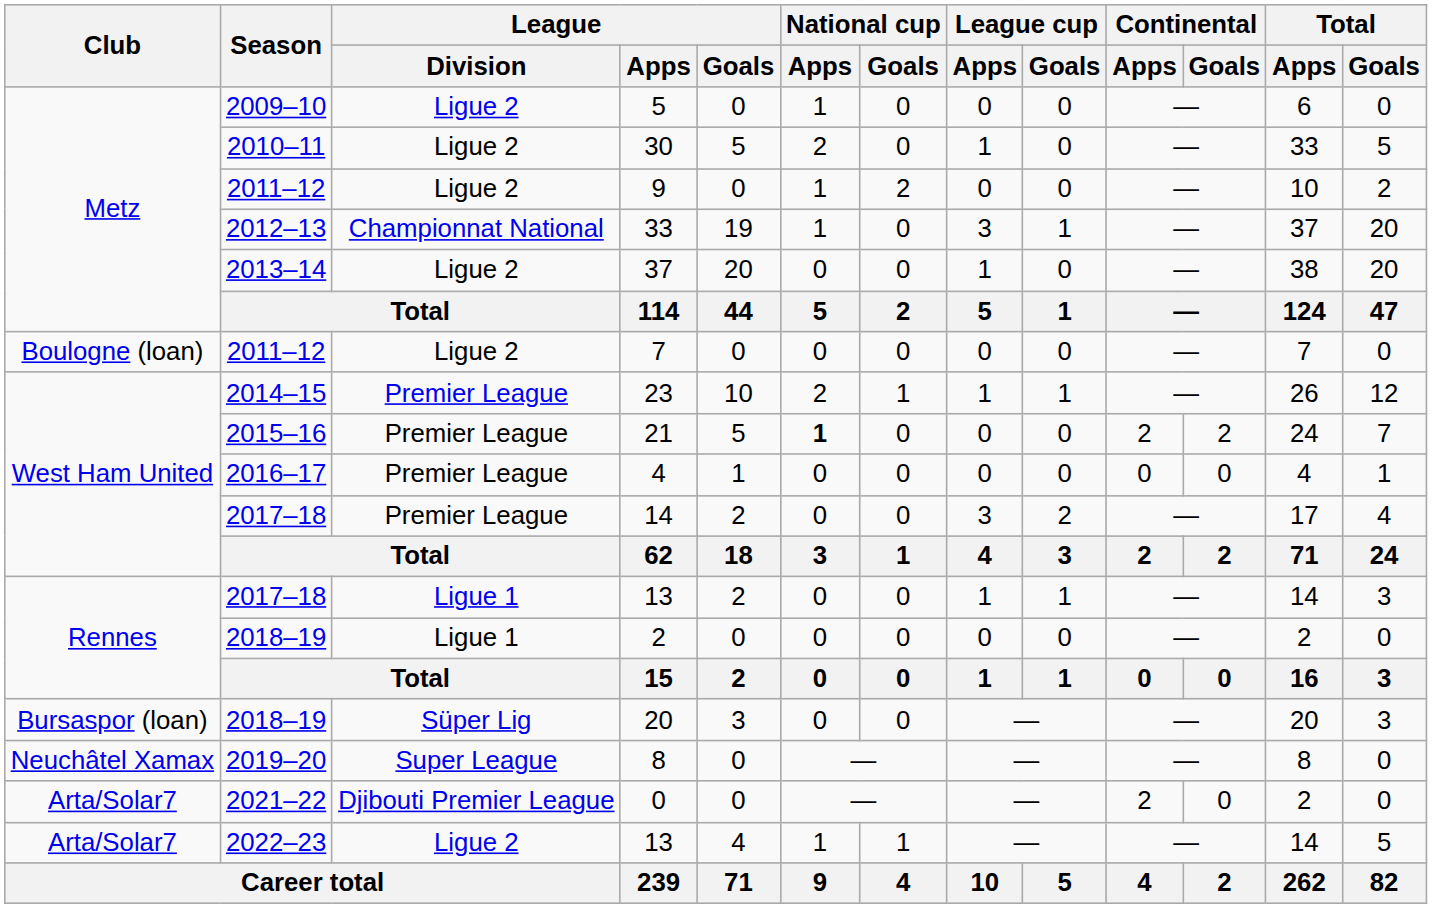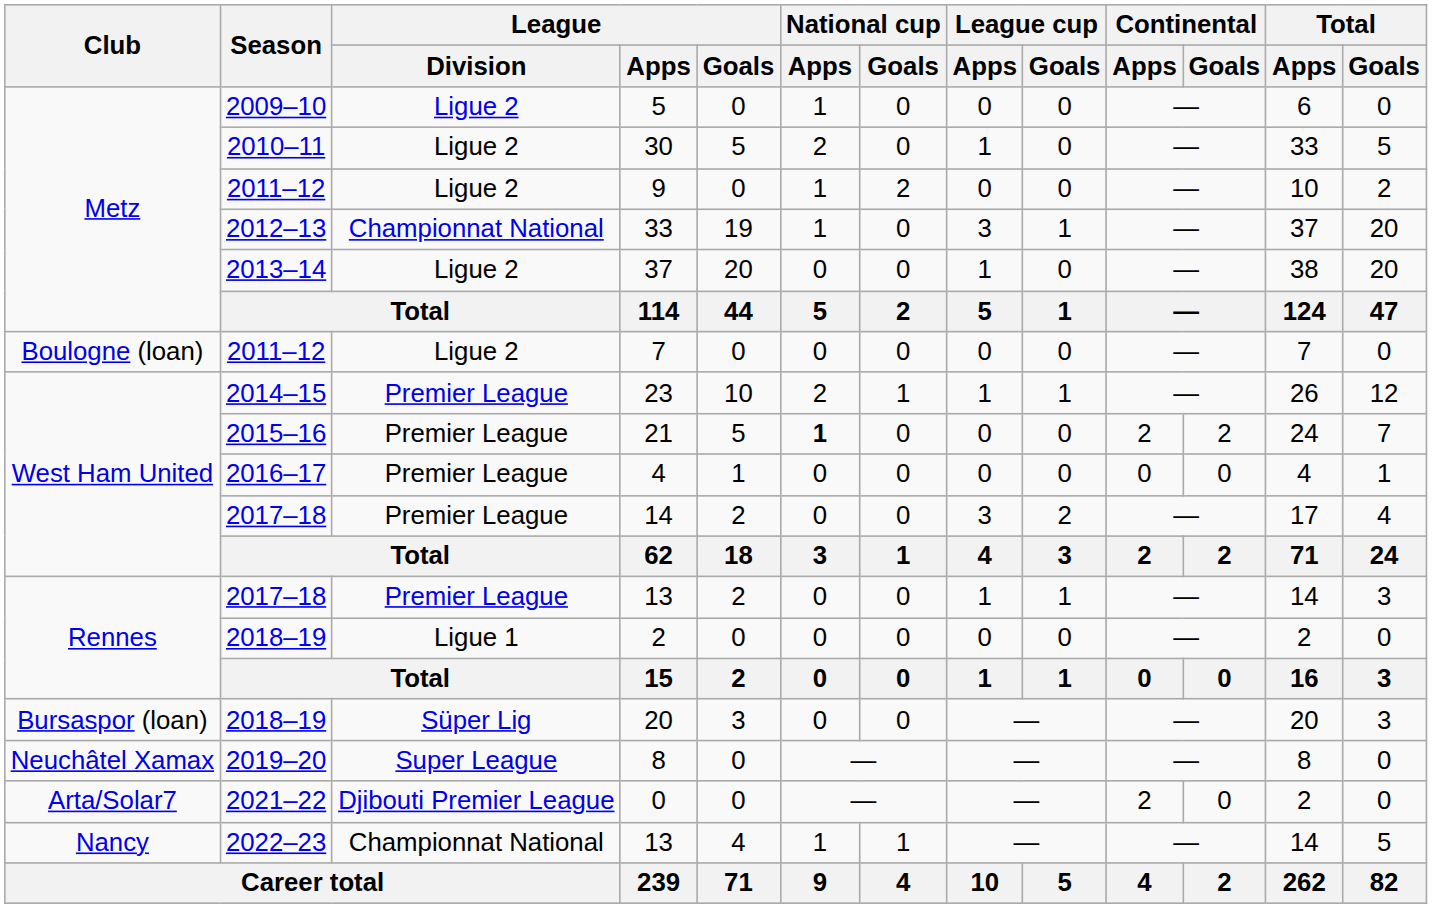(476, 596) Ligue 1 -> (476, 596) Premier League
(112, 842) Arta/Solar7 -> (112, 842) Nancy
(476, 842) Ligue 2 -> (476, 842) Championnat National
